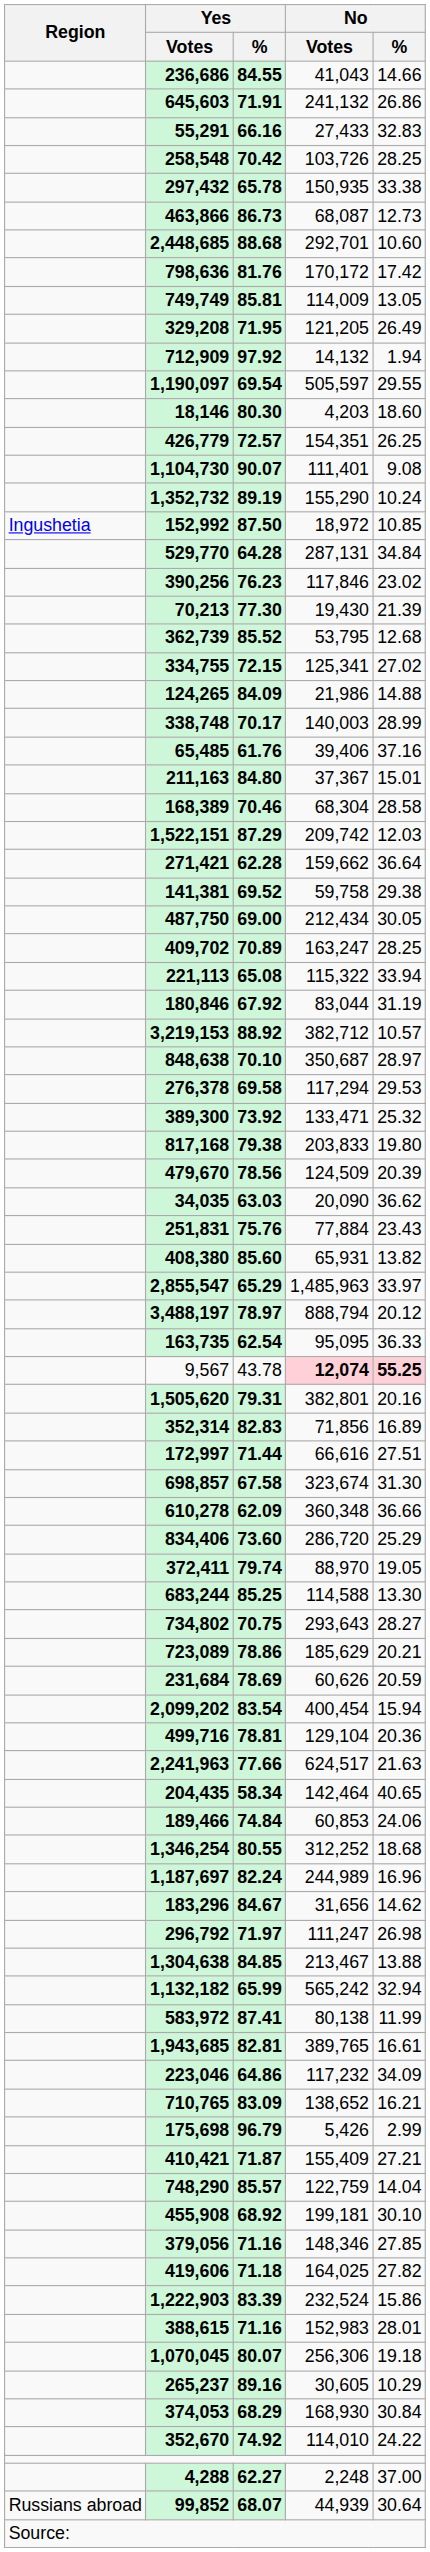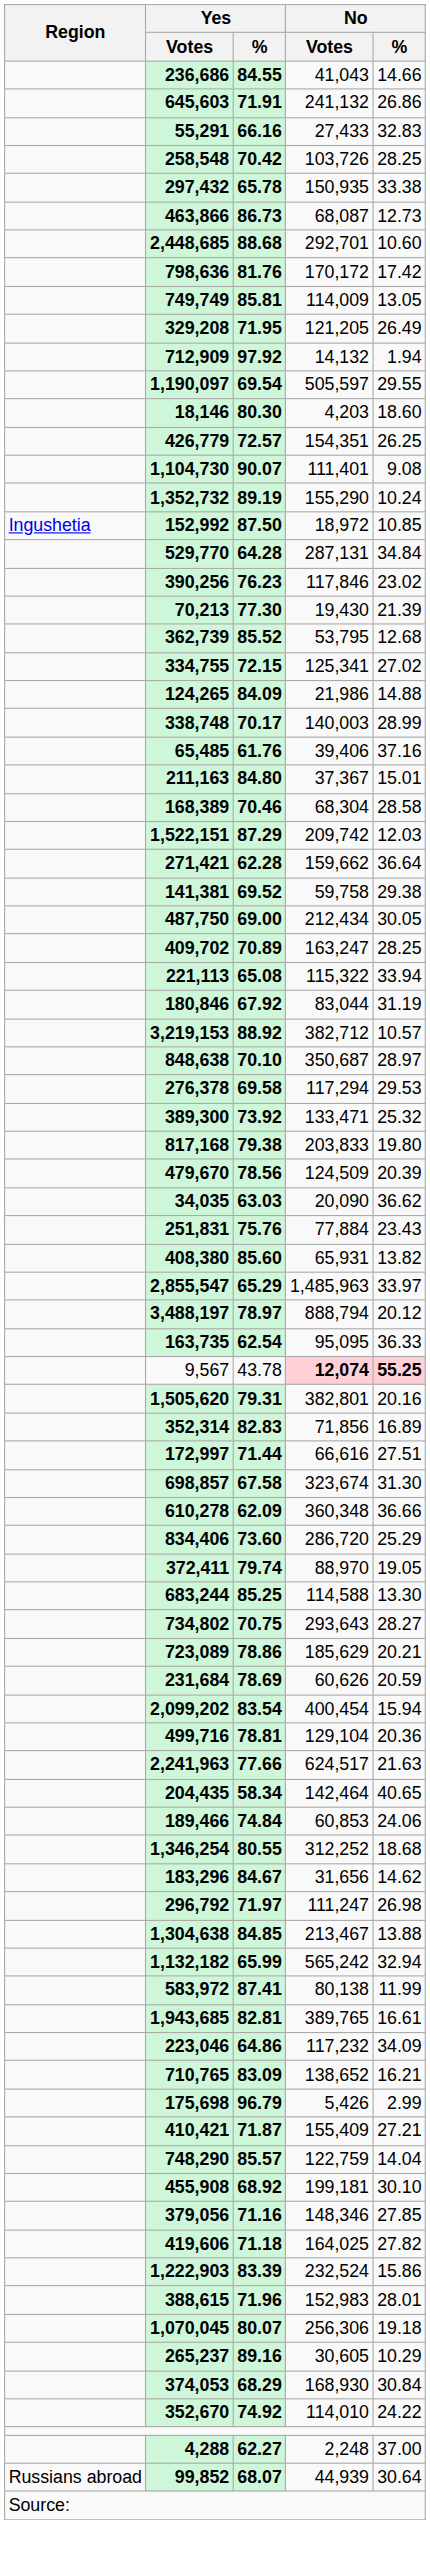- row: (190, 1877)
(260, 2328) 71.16 -> (260, 2300) 71.96
